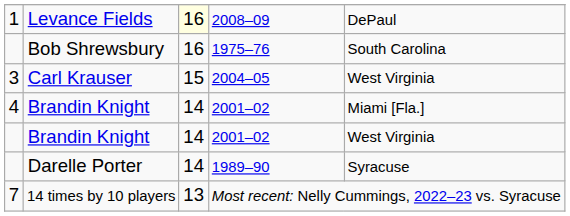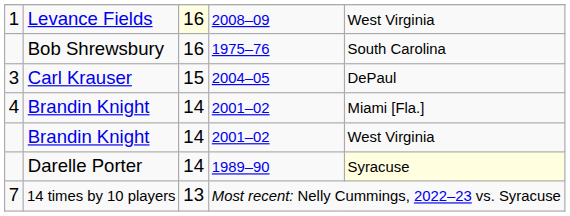(372, 19) DePaul -> (391, 19) West Virginia
(391, 78) West Virginia -> (372, 78) DePaul
(378, 166) no background -> (378, 166) lightyellow background
